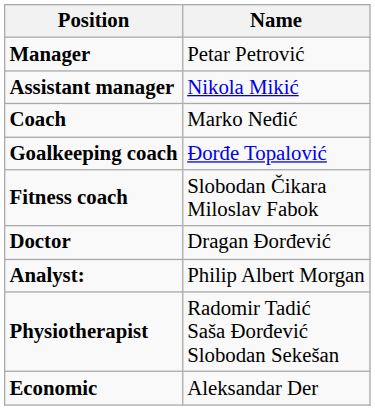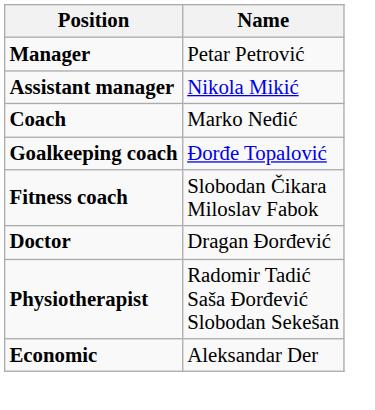- row: (47, 275)
